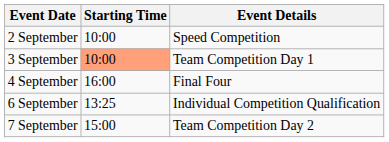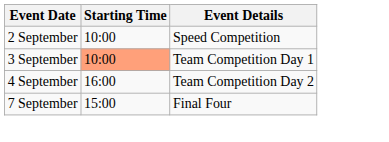(202, 81) Final Four -> (244, 81) Team Competition Day 2
- row: (43, 103)
(244, 125) Team Competition Day 2 -> (202, 103) Final Four
